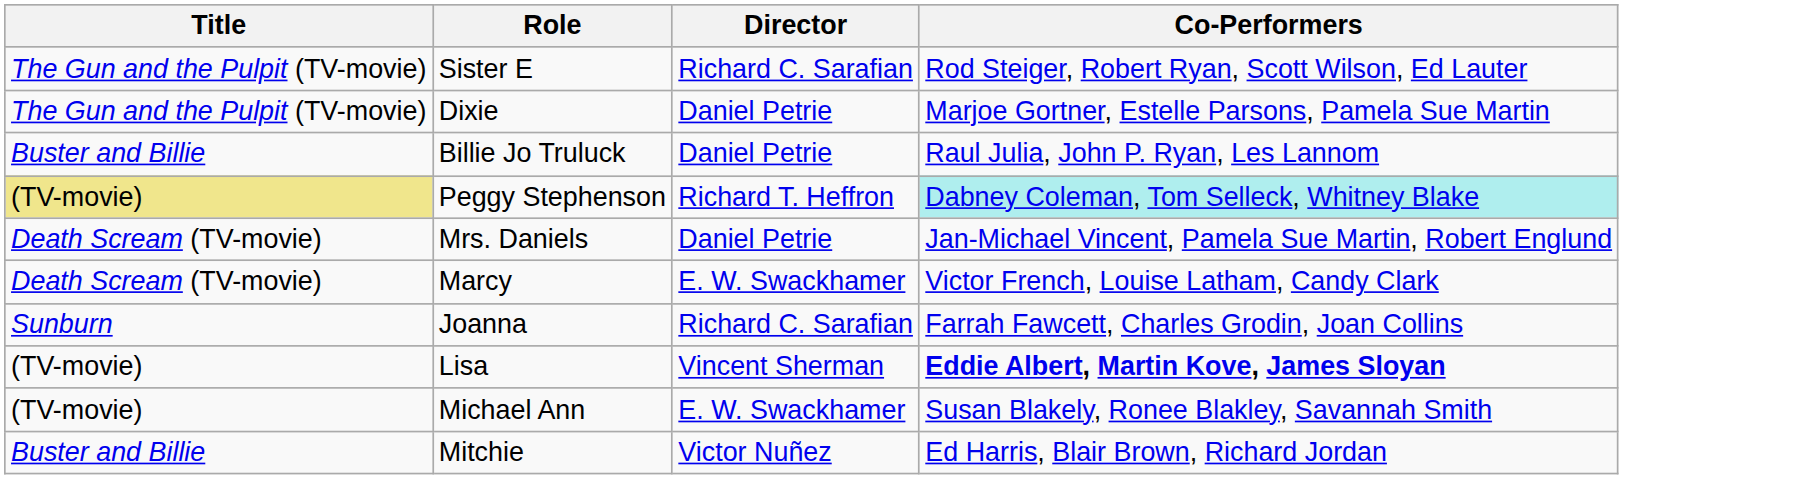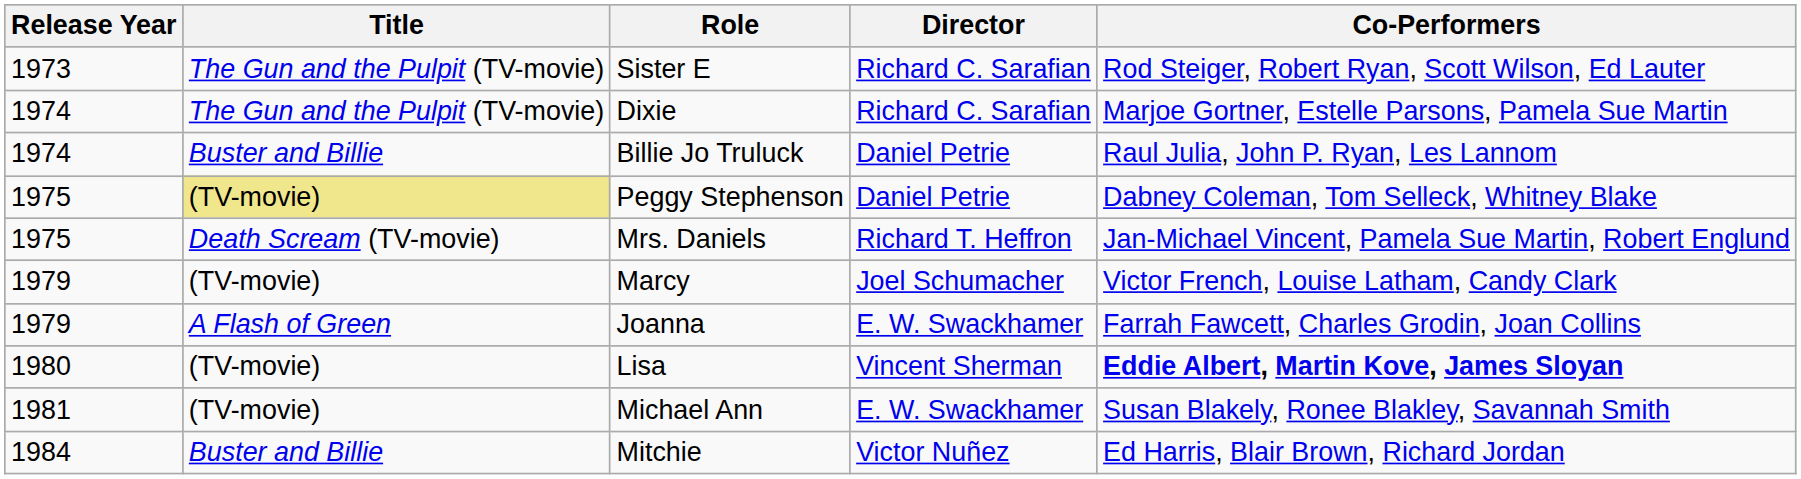+ column: (94, 25)
(755, 111) Daniel Petrie -> (973, 111) Richard C. Sarafian
(786, 196) Richard T. Heffron -> (933, 196) Daniel Petrie
(1202, 196) paleturquoise background -> (1380, 196) no background
(755, 238) Daniel Petrie -> (964, 238) Richard T. Heffron
(166, 281) Death Scream (TV-movie) -> (255, 281) (TV-movie)
(792, 281) E. W. Swackhamer -> (960, 281) Joel Schumacher
(62, 324) Sunburn -> (290, 324) A Flash of Green
(796, 324) Richard C. Sarafian -> (970, 324) E. W. Swackhamer
